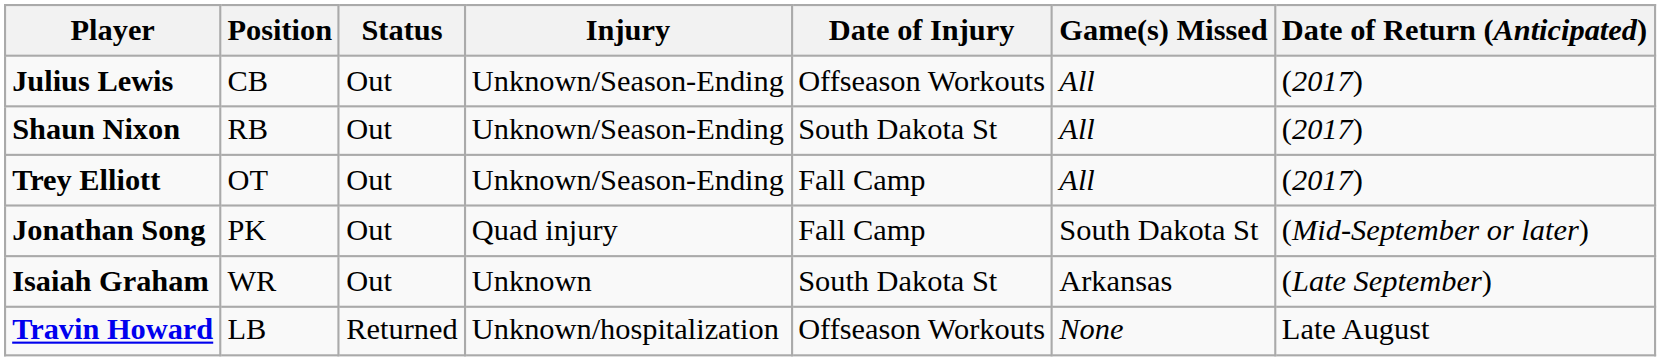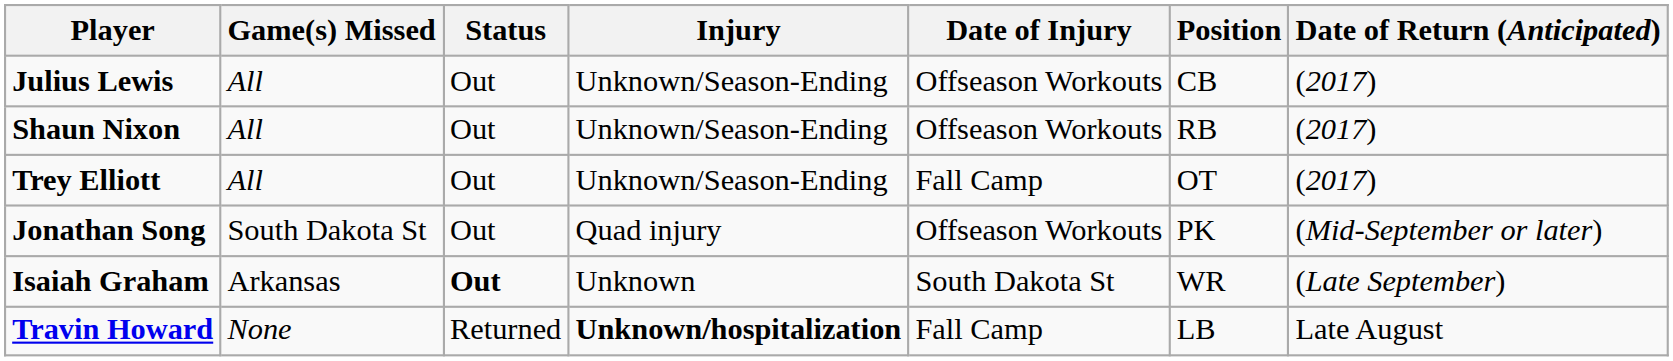columns swapped: (280, 29) <-> (1163, 29)
(898, 130) South Dakota St -> (1039, 130) Offseason Workouts
(862, 230) Fall Camp -> (1039, 230) Offseason Workouts
(369, 280) normal -> (475, 280) bold
(625, 330) normal -> (738, 330) bold
(922, 330) Offseason Workouts -> (979, 330) Fall Camp
